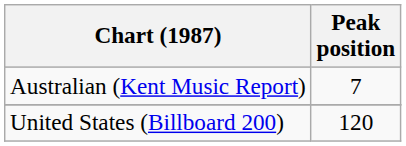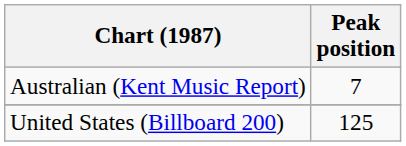(356, 122) 120 -> (356, 122) 125
